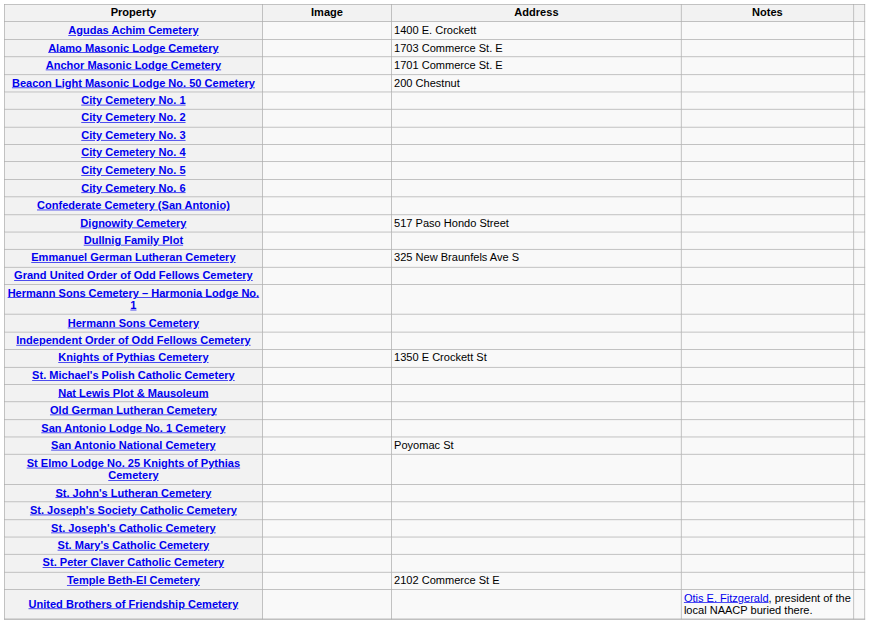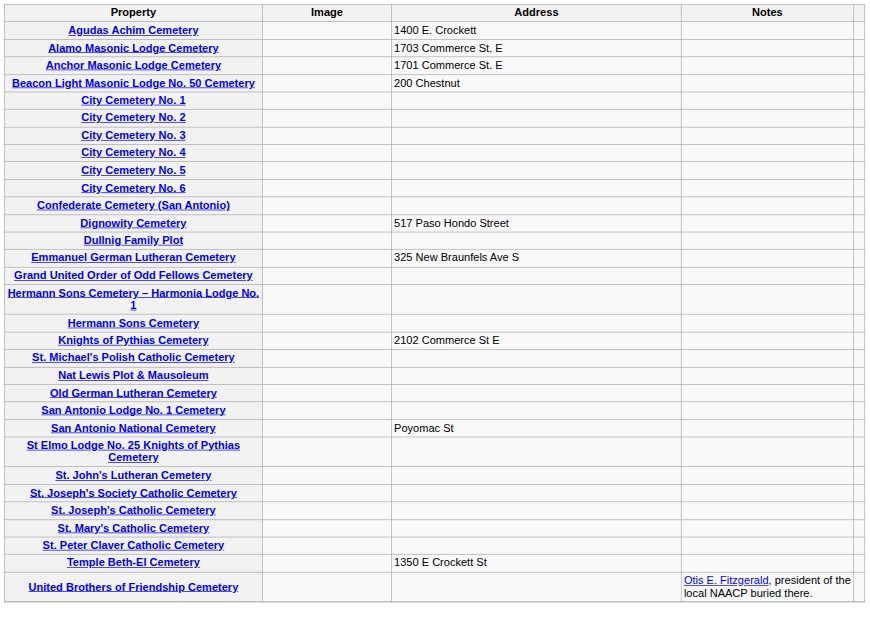- row: (133, 340)
(440, 358) 1350 E Crockett St -> (447, 340) 2102 Commerce St E
(447, 580) 2102 Commerce St E -> (440, 563) 1350 E Crockett St
